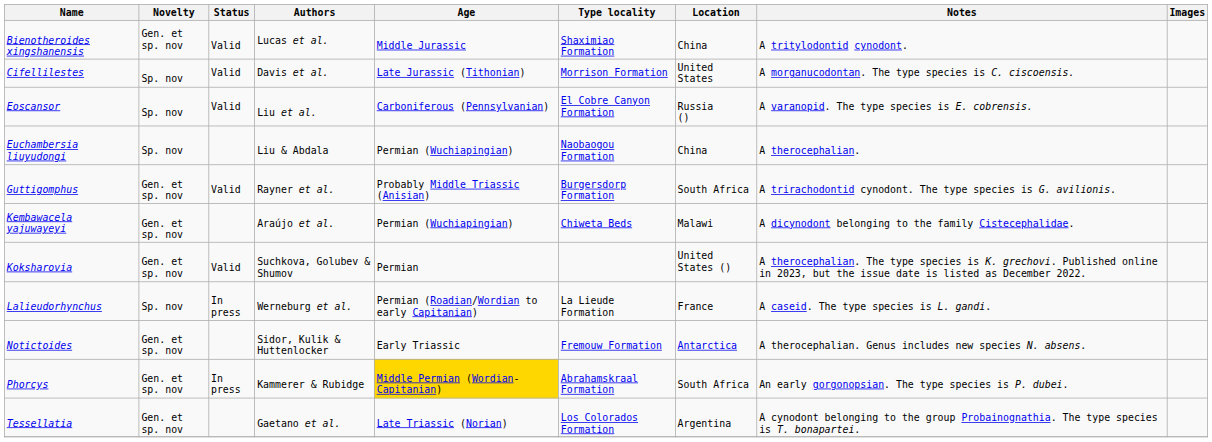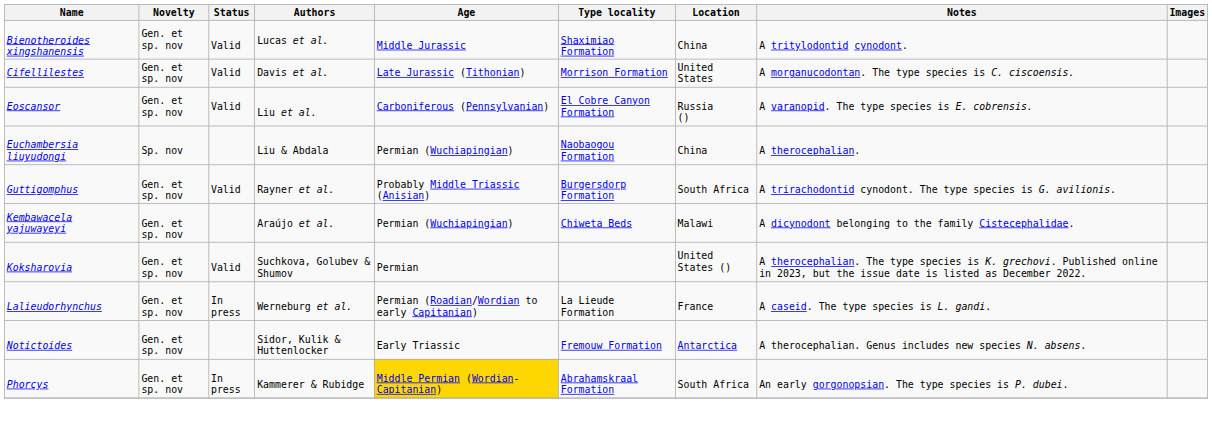(162, 79) Sp. nov -> (162, 73) Gen. et sp. nov
(162, 112) Sp. nov -> (162, 106) Gen. et sp. nov
(162, 307) Sp. nov -> (162, 307) Gen. et sp. nov
- row: (39, 423)
